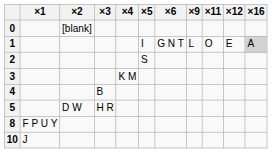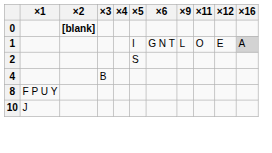(77, 28) normal -> (79, 28) bold
- row: (12, 76)
- row: (12, 108)
